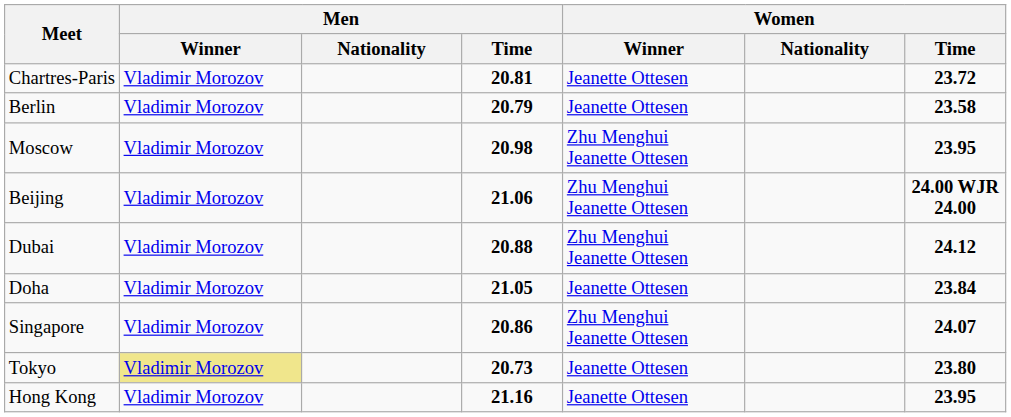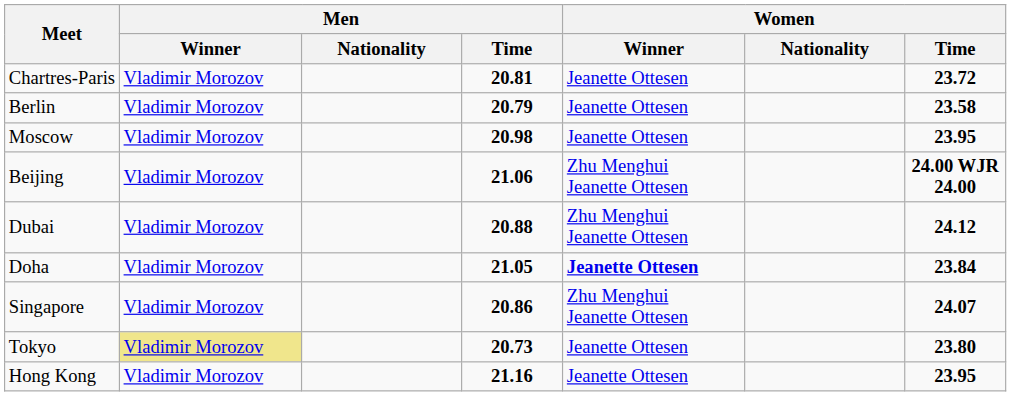(627, 147) Zhu Menghui Jeanette Ottesen -> (627, 136) Jeanette Ottesen
(627, 287) normal -> (633, 267) bold
